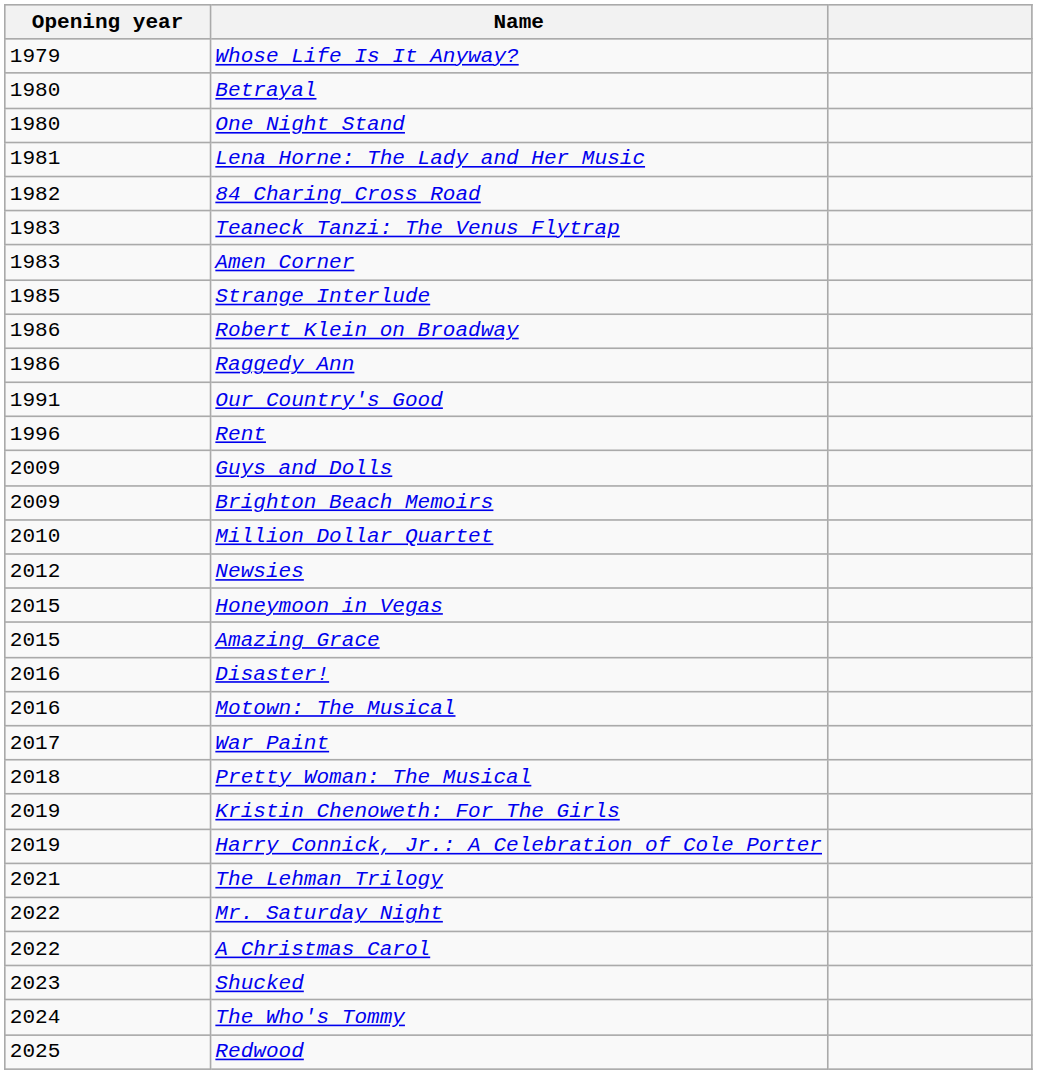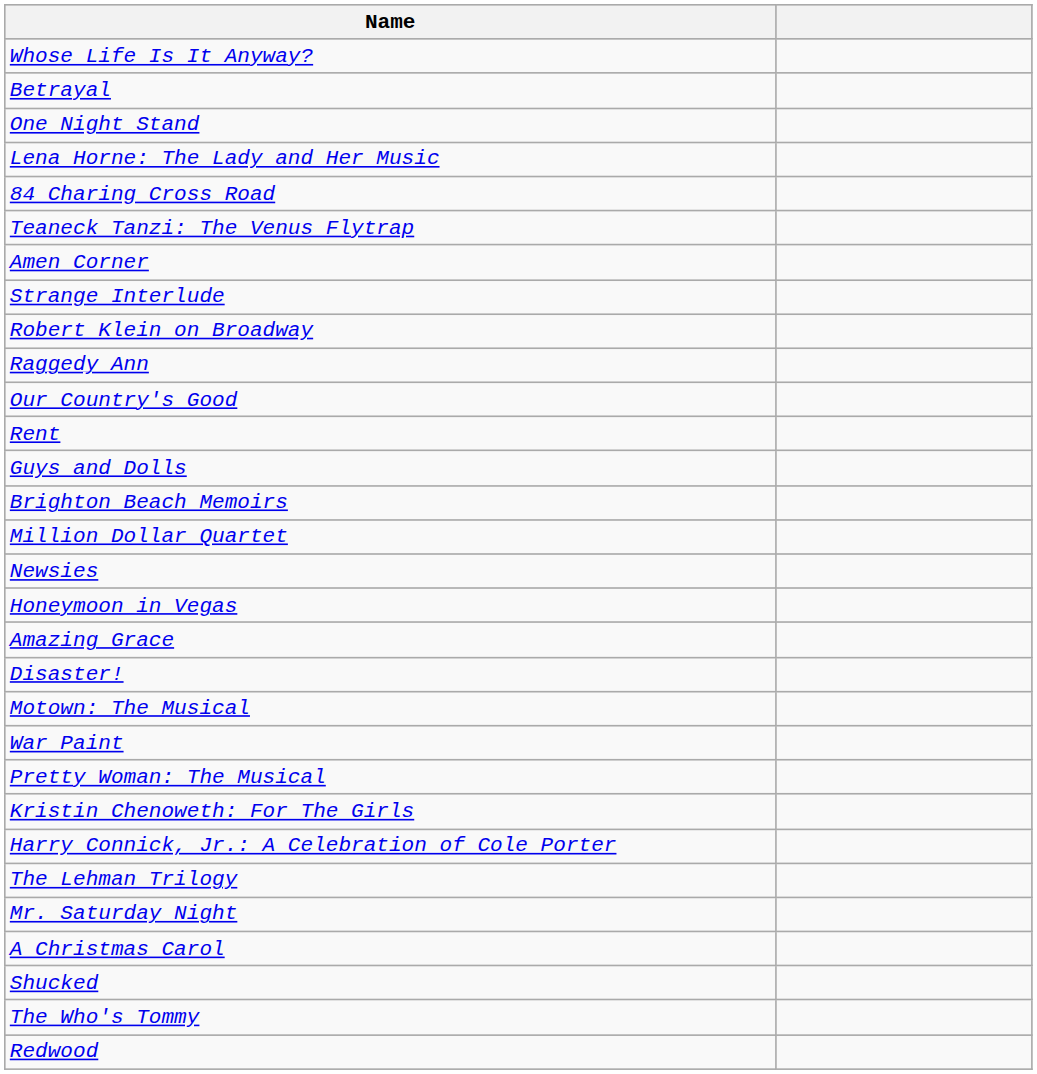- column: (108, 22)
